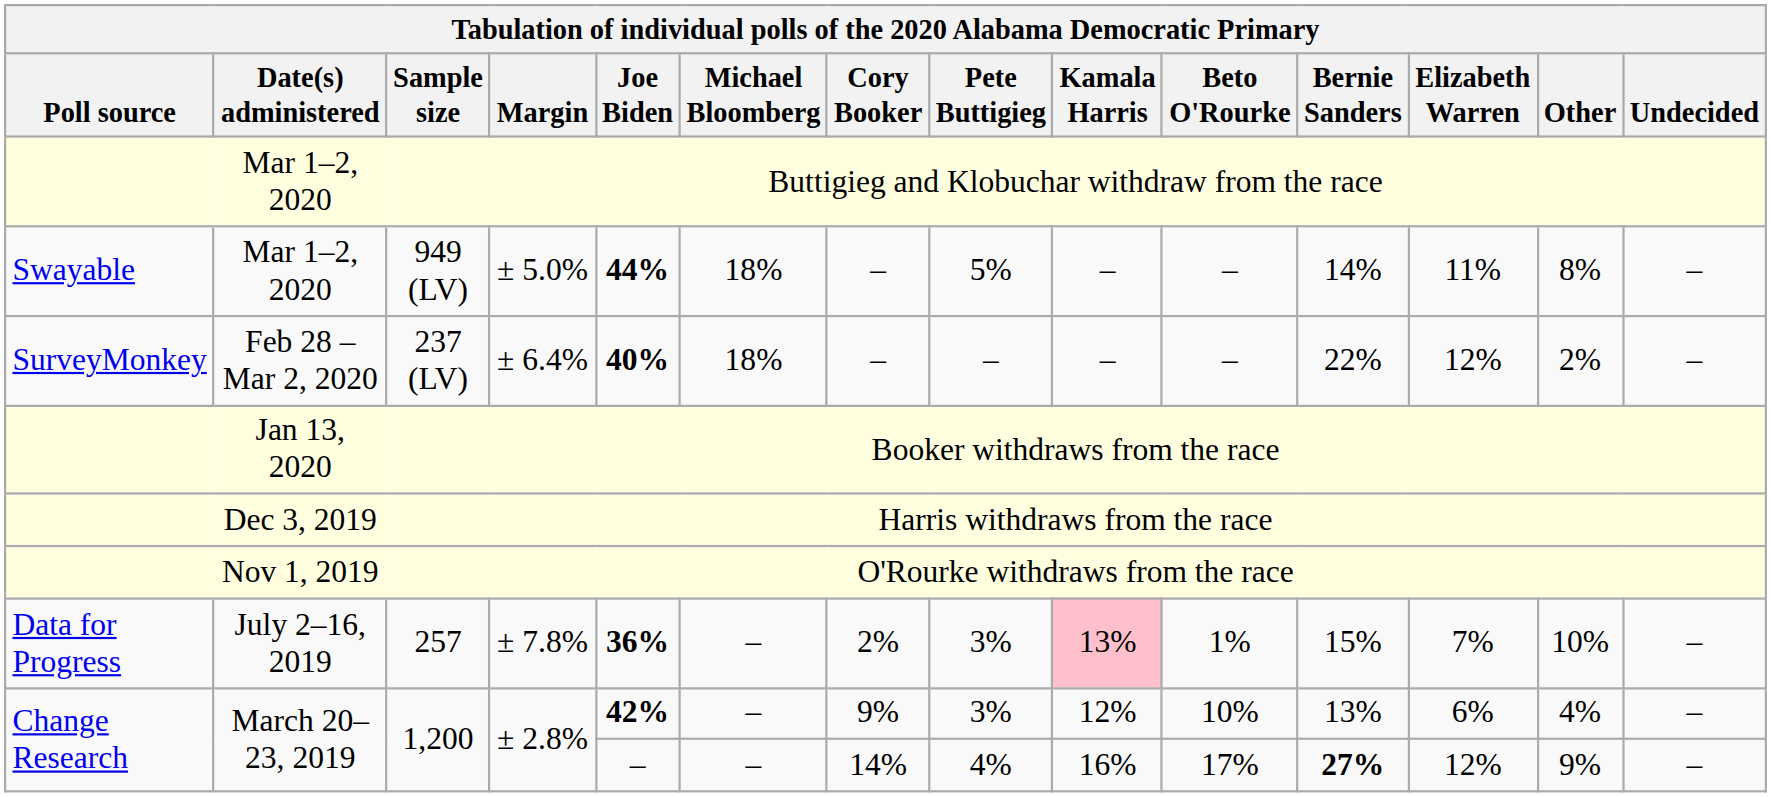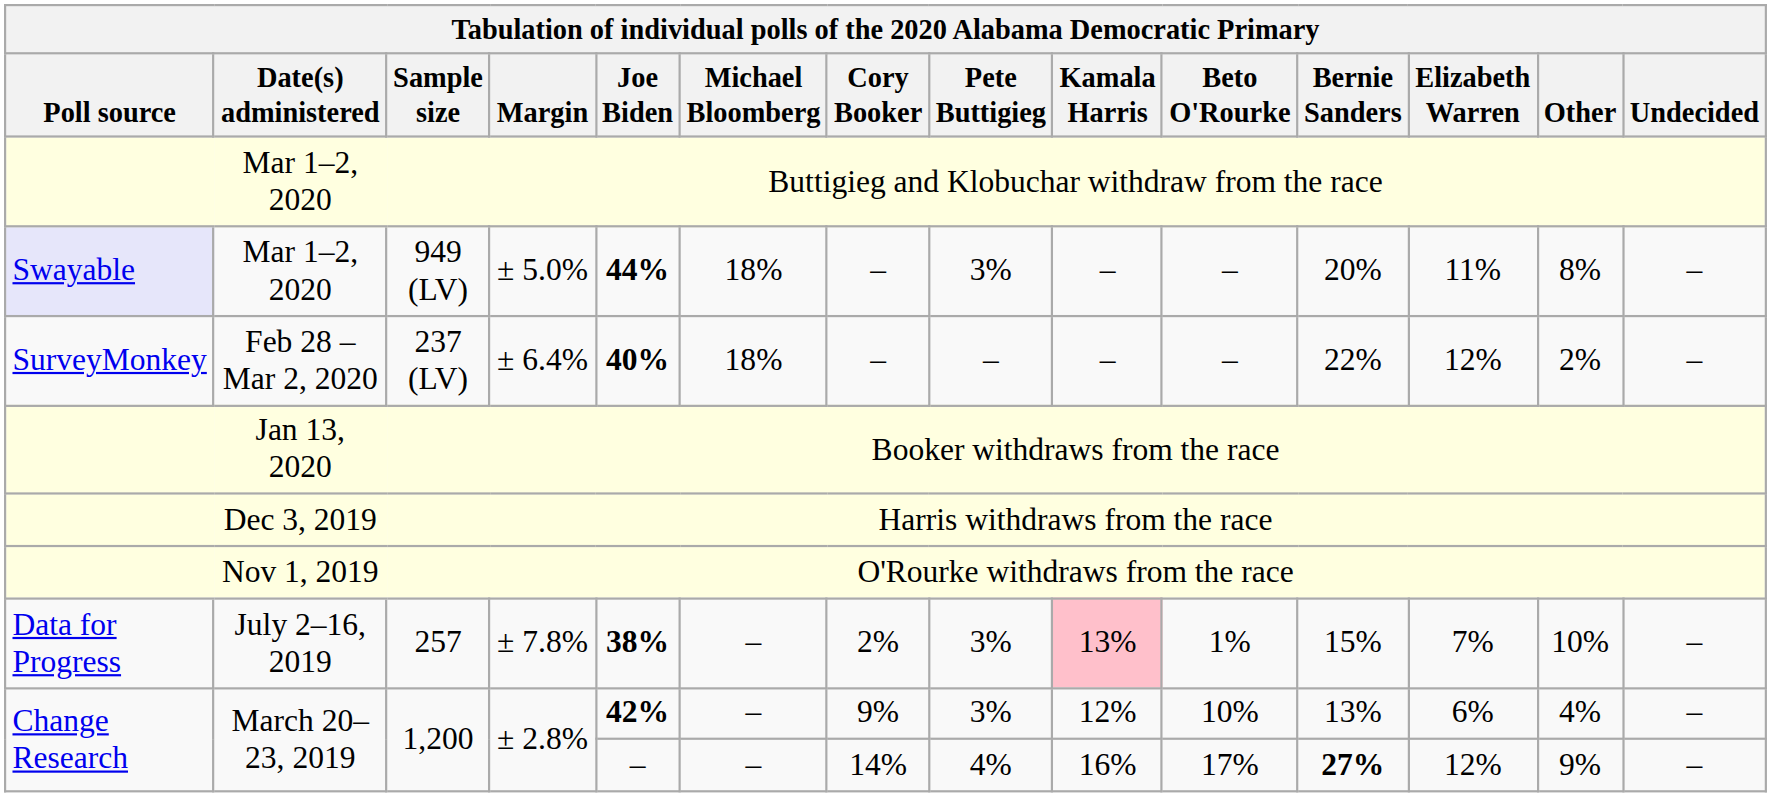(74, 270) no background -> (74, 270) lavender background
(991, 270) 5% -> (991, 270) 3%
(1353, 270) 14% -> (1353, 270) 20%
(638, 642) 36% -> (638, 642) 38%
